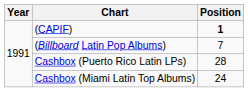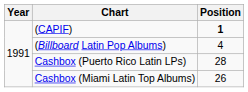(220, 45) 7 -> (220, 45) 4
(220, 78) 24 -> (220, 78) 26
